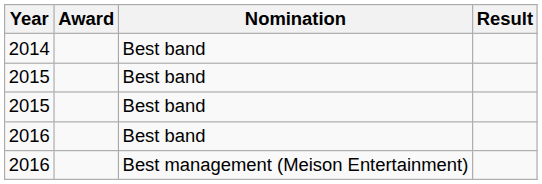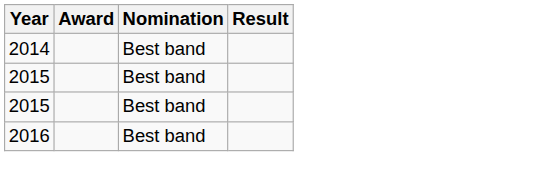- row: (29, 164)
